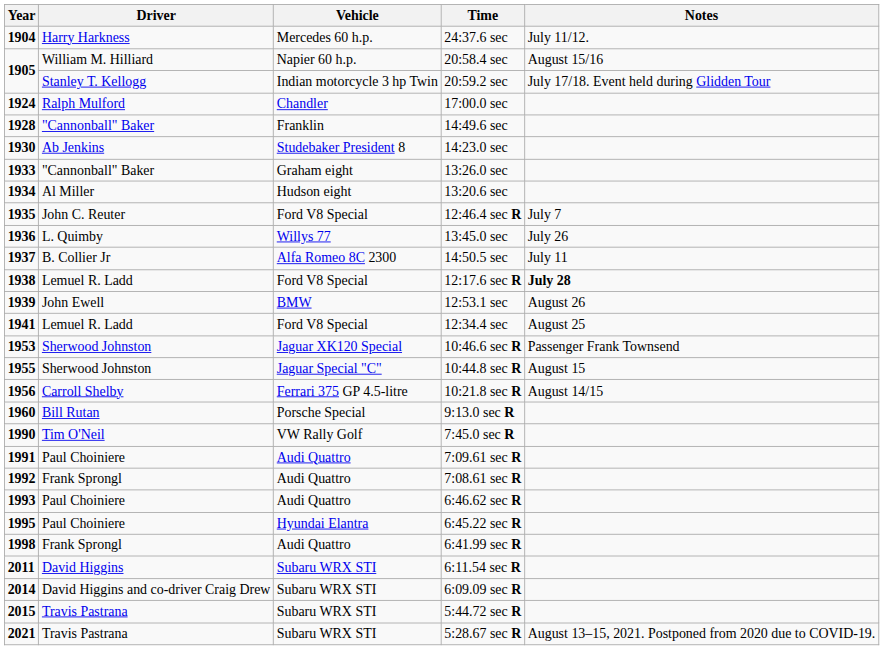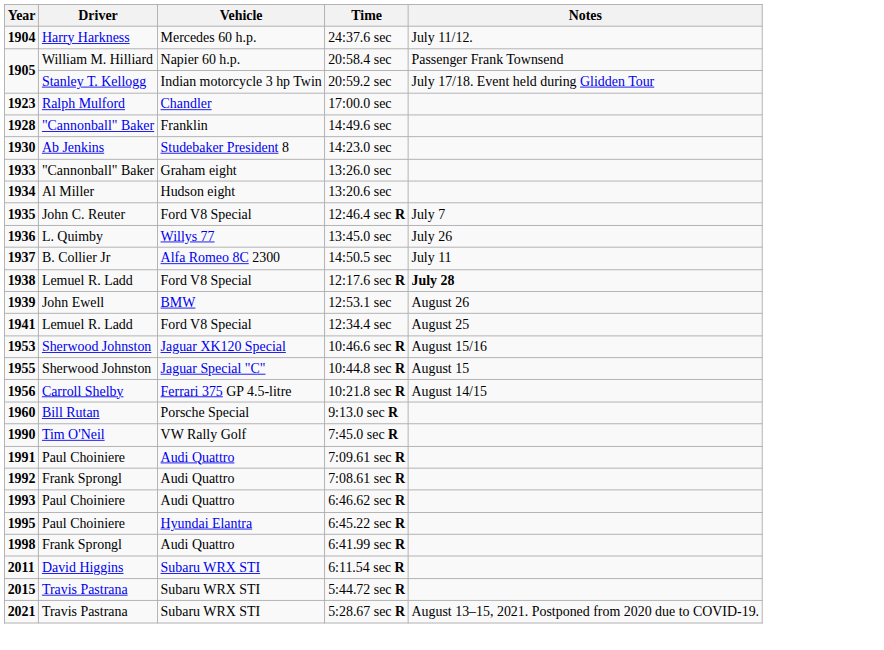(565, 59) August 15/16 -> (487, 59) Passenger Frank Townsend
(22, 103) 1924 -> (22, 103) 1923
(604, 346) Passenger Frank Townsend -> (449, 346) August 15/16
- row: (483, 589)
